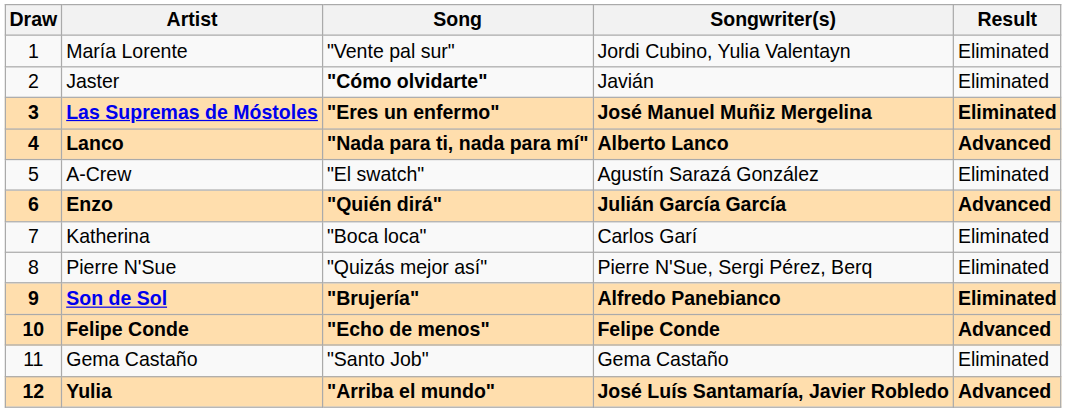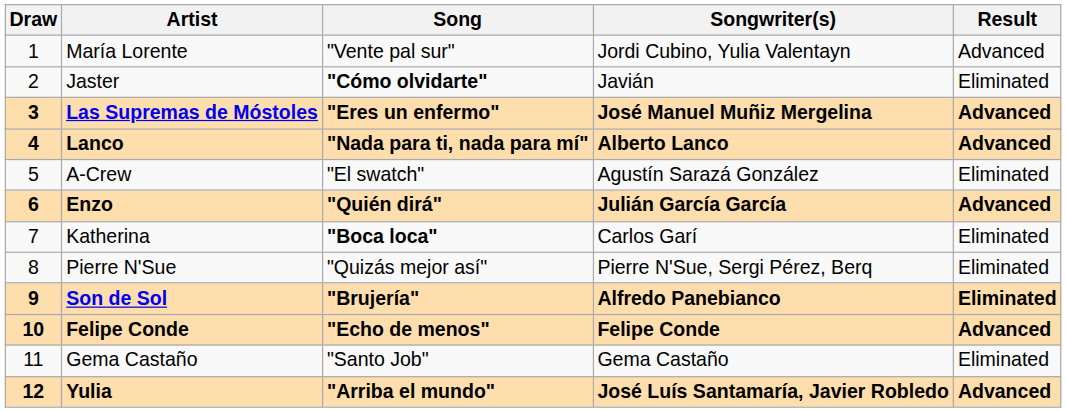(1003, 50) Eliminated -> (1001, 50) Advanced
(1007, 112) Eliminated -> (1005, 112) Advanced
(377, 236) normal -> (382, 236) bold
